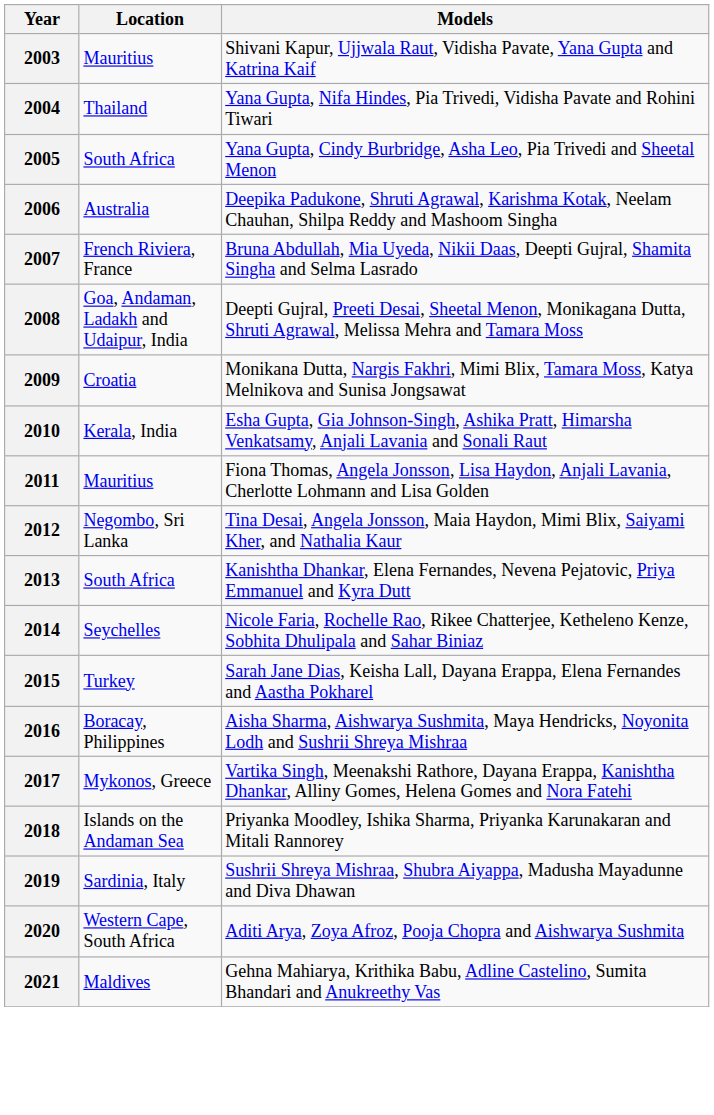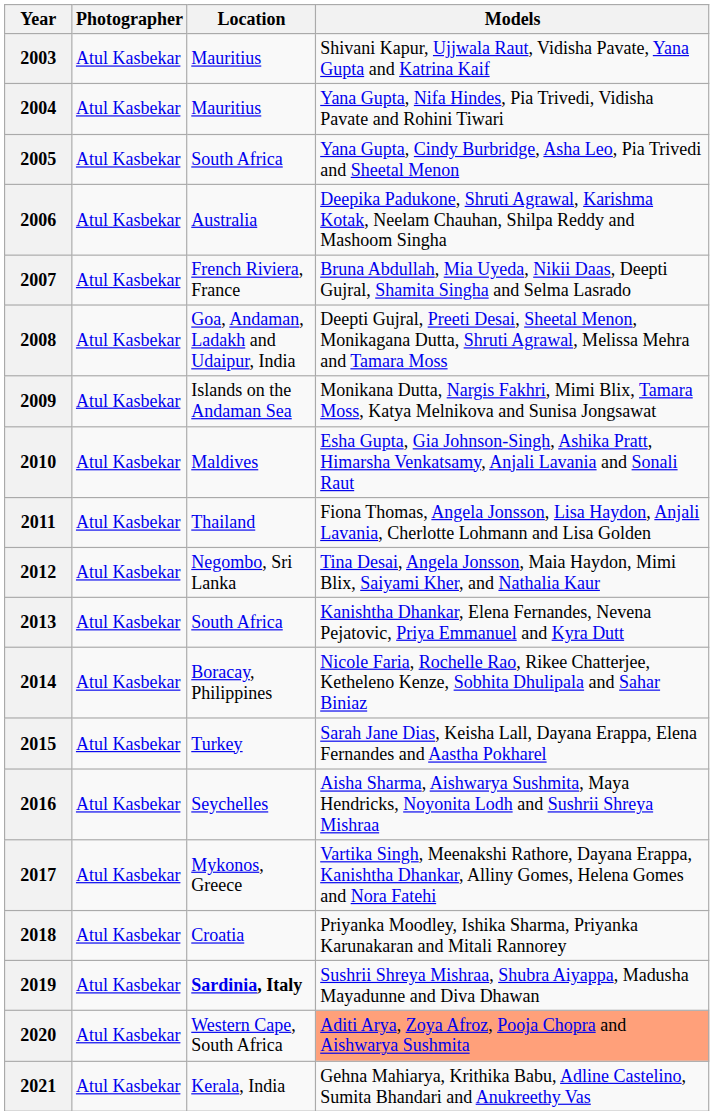+ column: (129, 18)
(115, 108) Thailand -> (226, 108) Mauritius
(110, 379) Croatia -> (242, 400) Islands on the Andaman Sea
(130, 429) Kerala, India -> (225, 461) Maldives
(118, 479) Mauritius -> (223, 521) Thailand
(122, 630) Seychelles -> (232, 682) Boracay, Philippines
(124, 730) Boracay, Philippines -> (230, 803) Seychelles
(134, 830) Islands on the Andaman Sea -> (218, 935) Croatia
(134, 880) normal -> (247, 985) bold
(455, 930) no background -> (473, 1035) lightsalmon background
(117, 980) Maldives -> (238, 1085) Kerala, India
